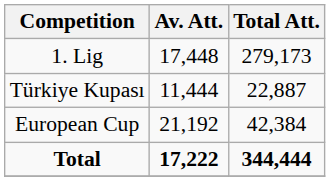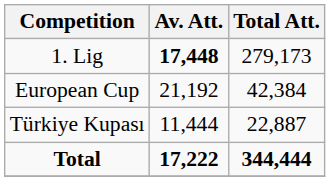(189, 55) normal -> (189, 55) bold
rows swapped: (77, 90) <-> (77, 124)
